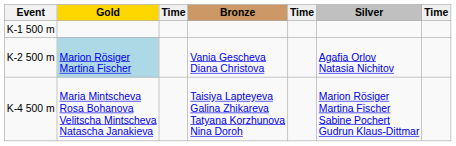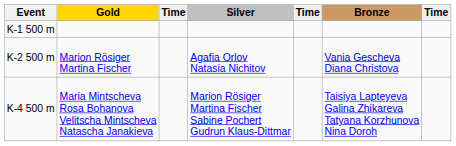columns swapped: (369, 12) <-> (238, 12)
(95, 63) lightblue background -> (95, 63) no background
